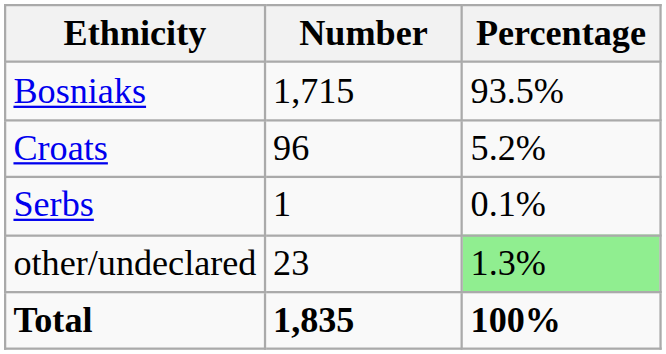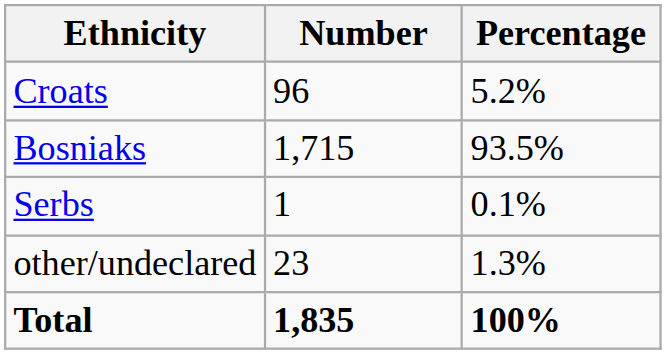rows swapped: (80, 90) <-> (61, 147)
(508, 262) lightgreen background -> (508, 262) no background
